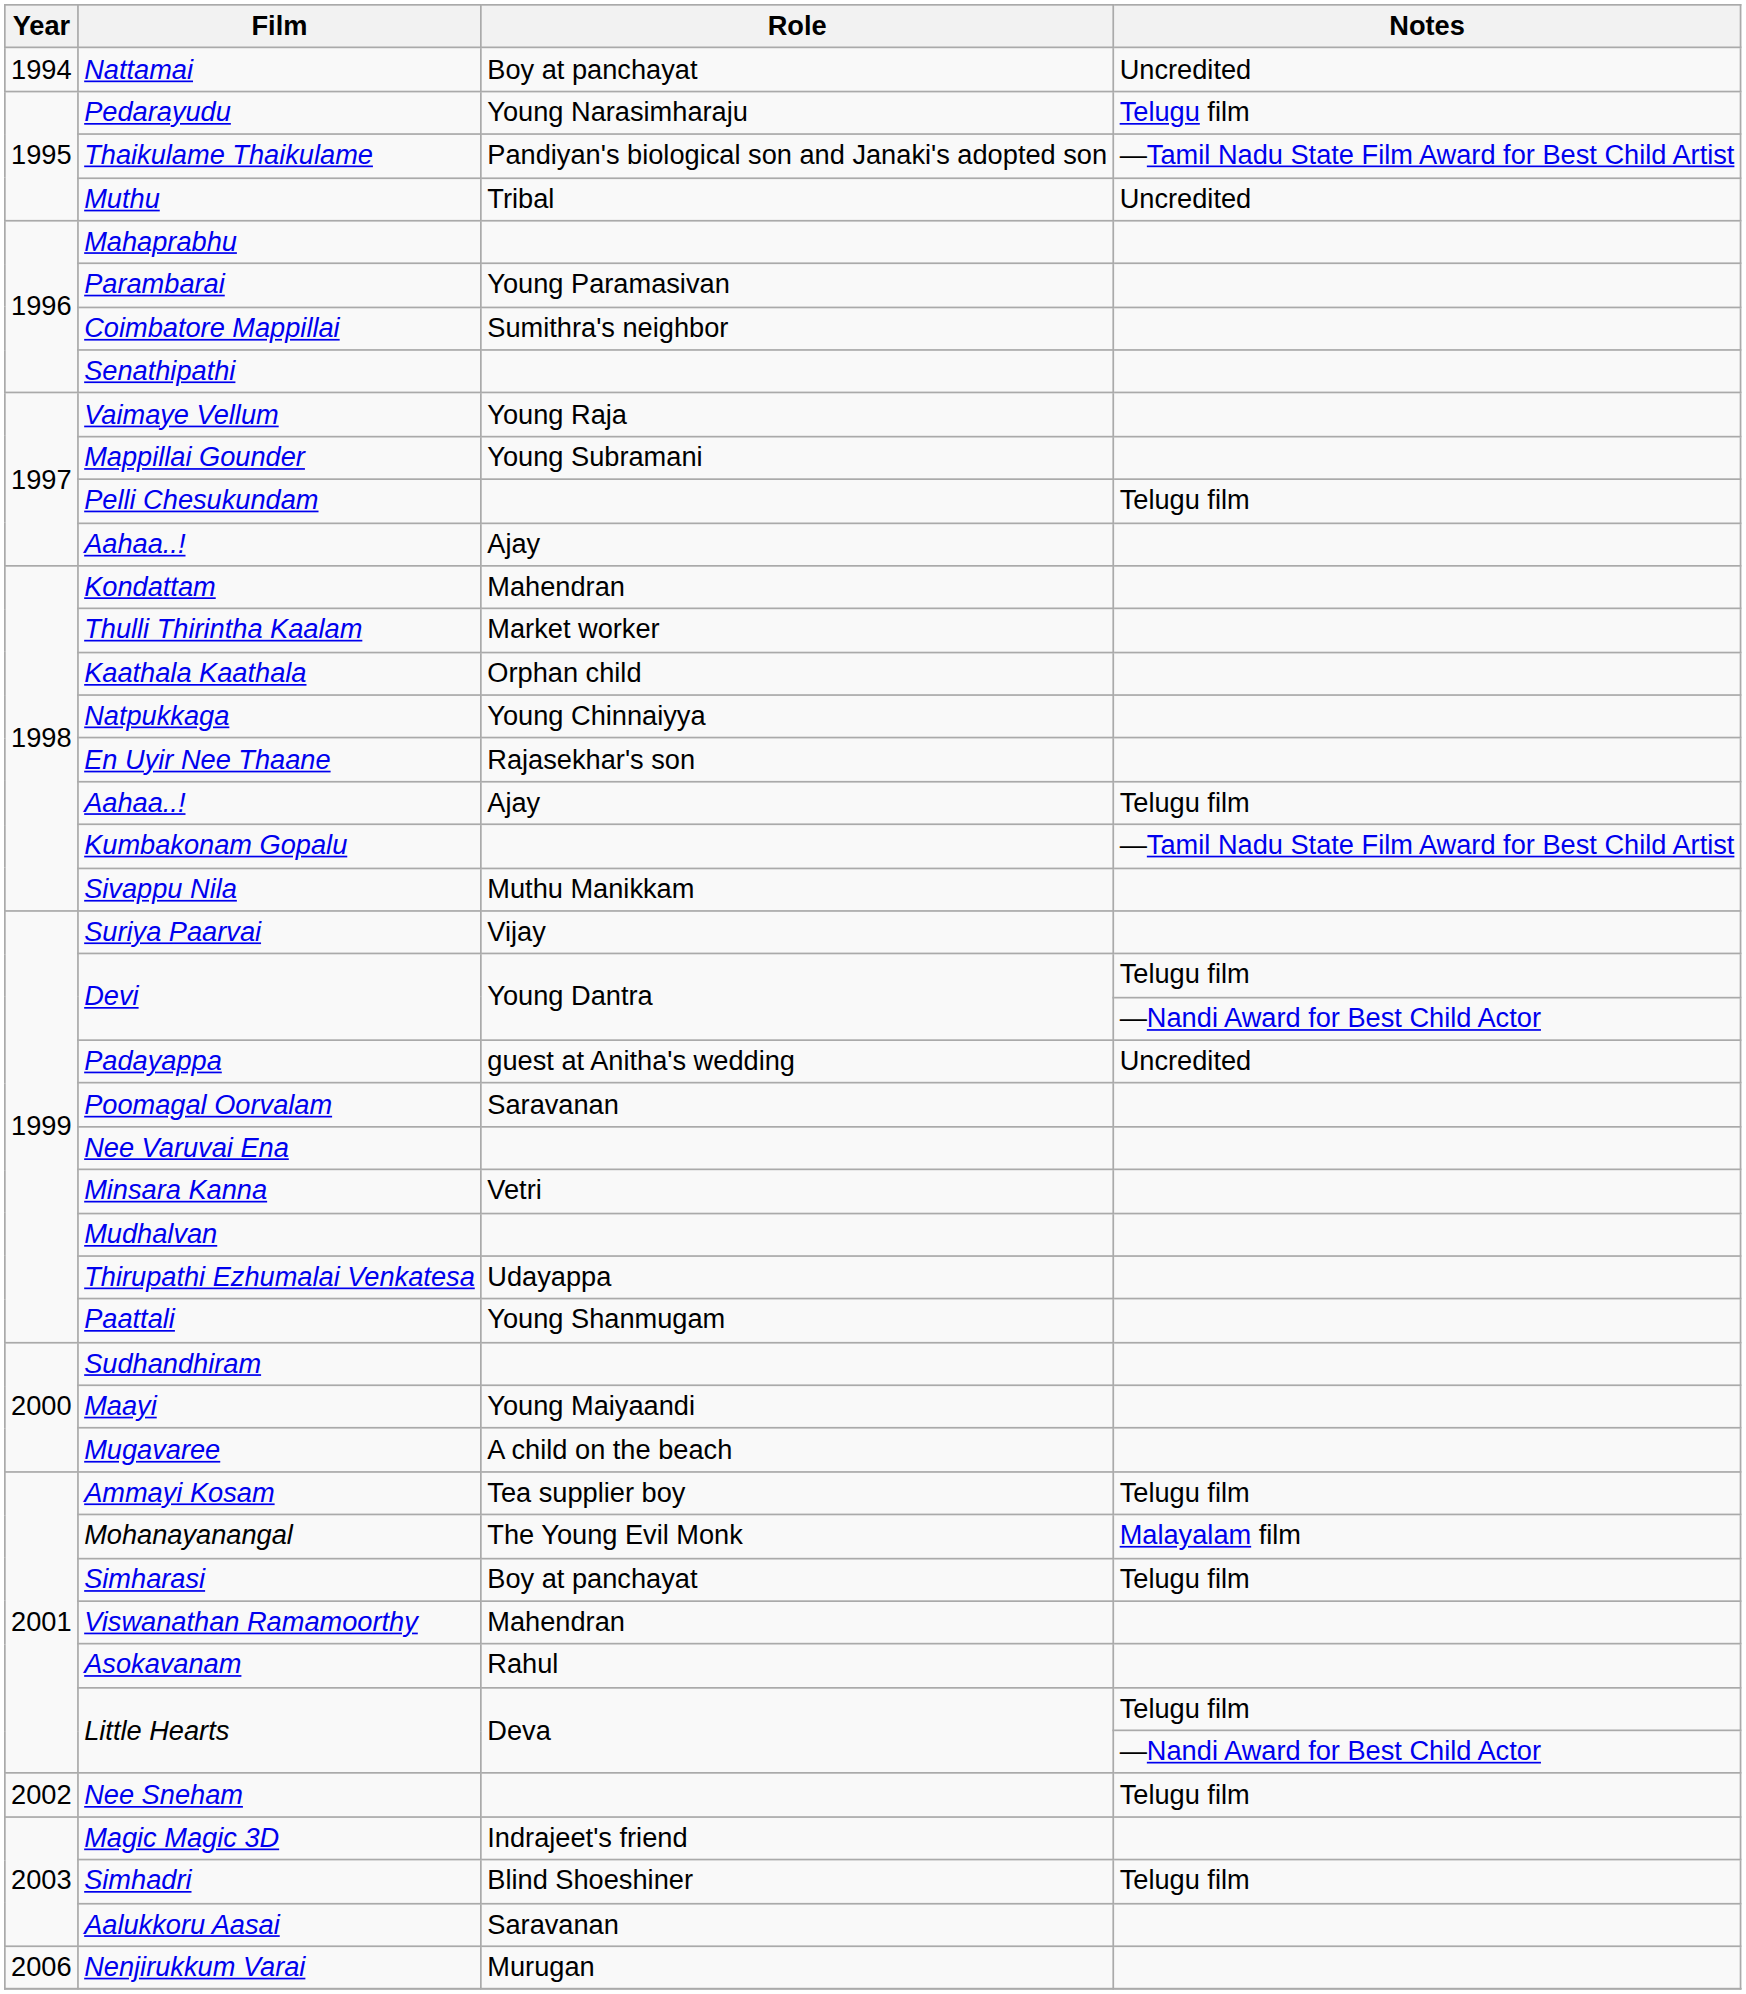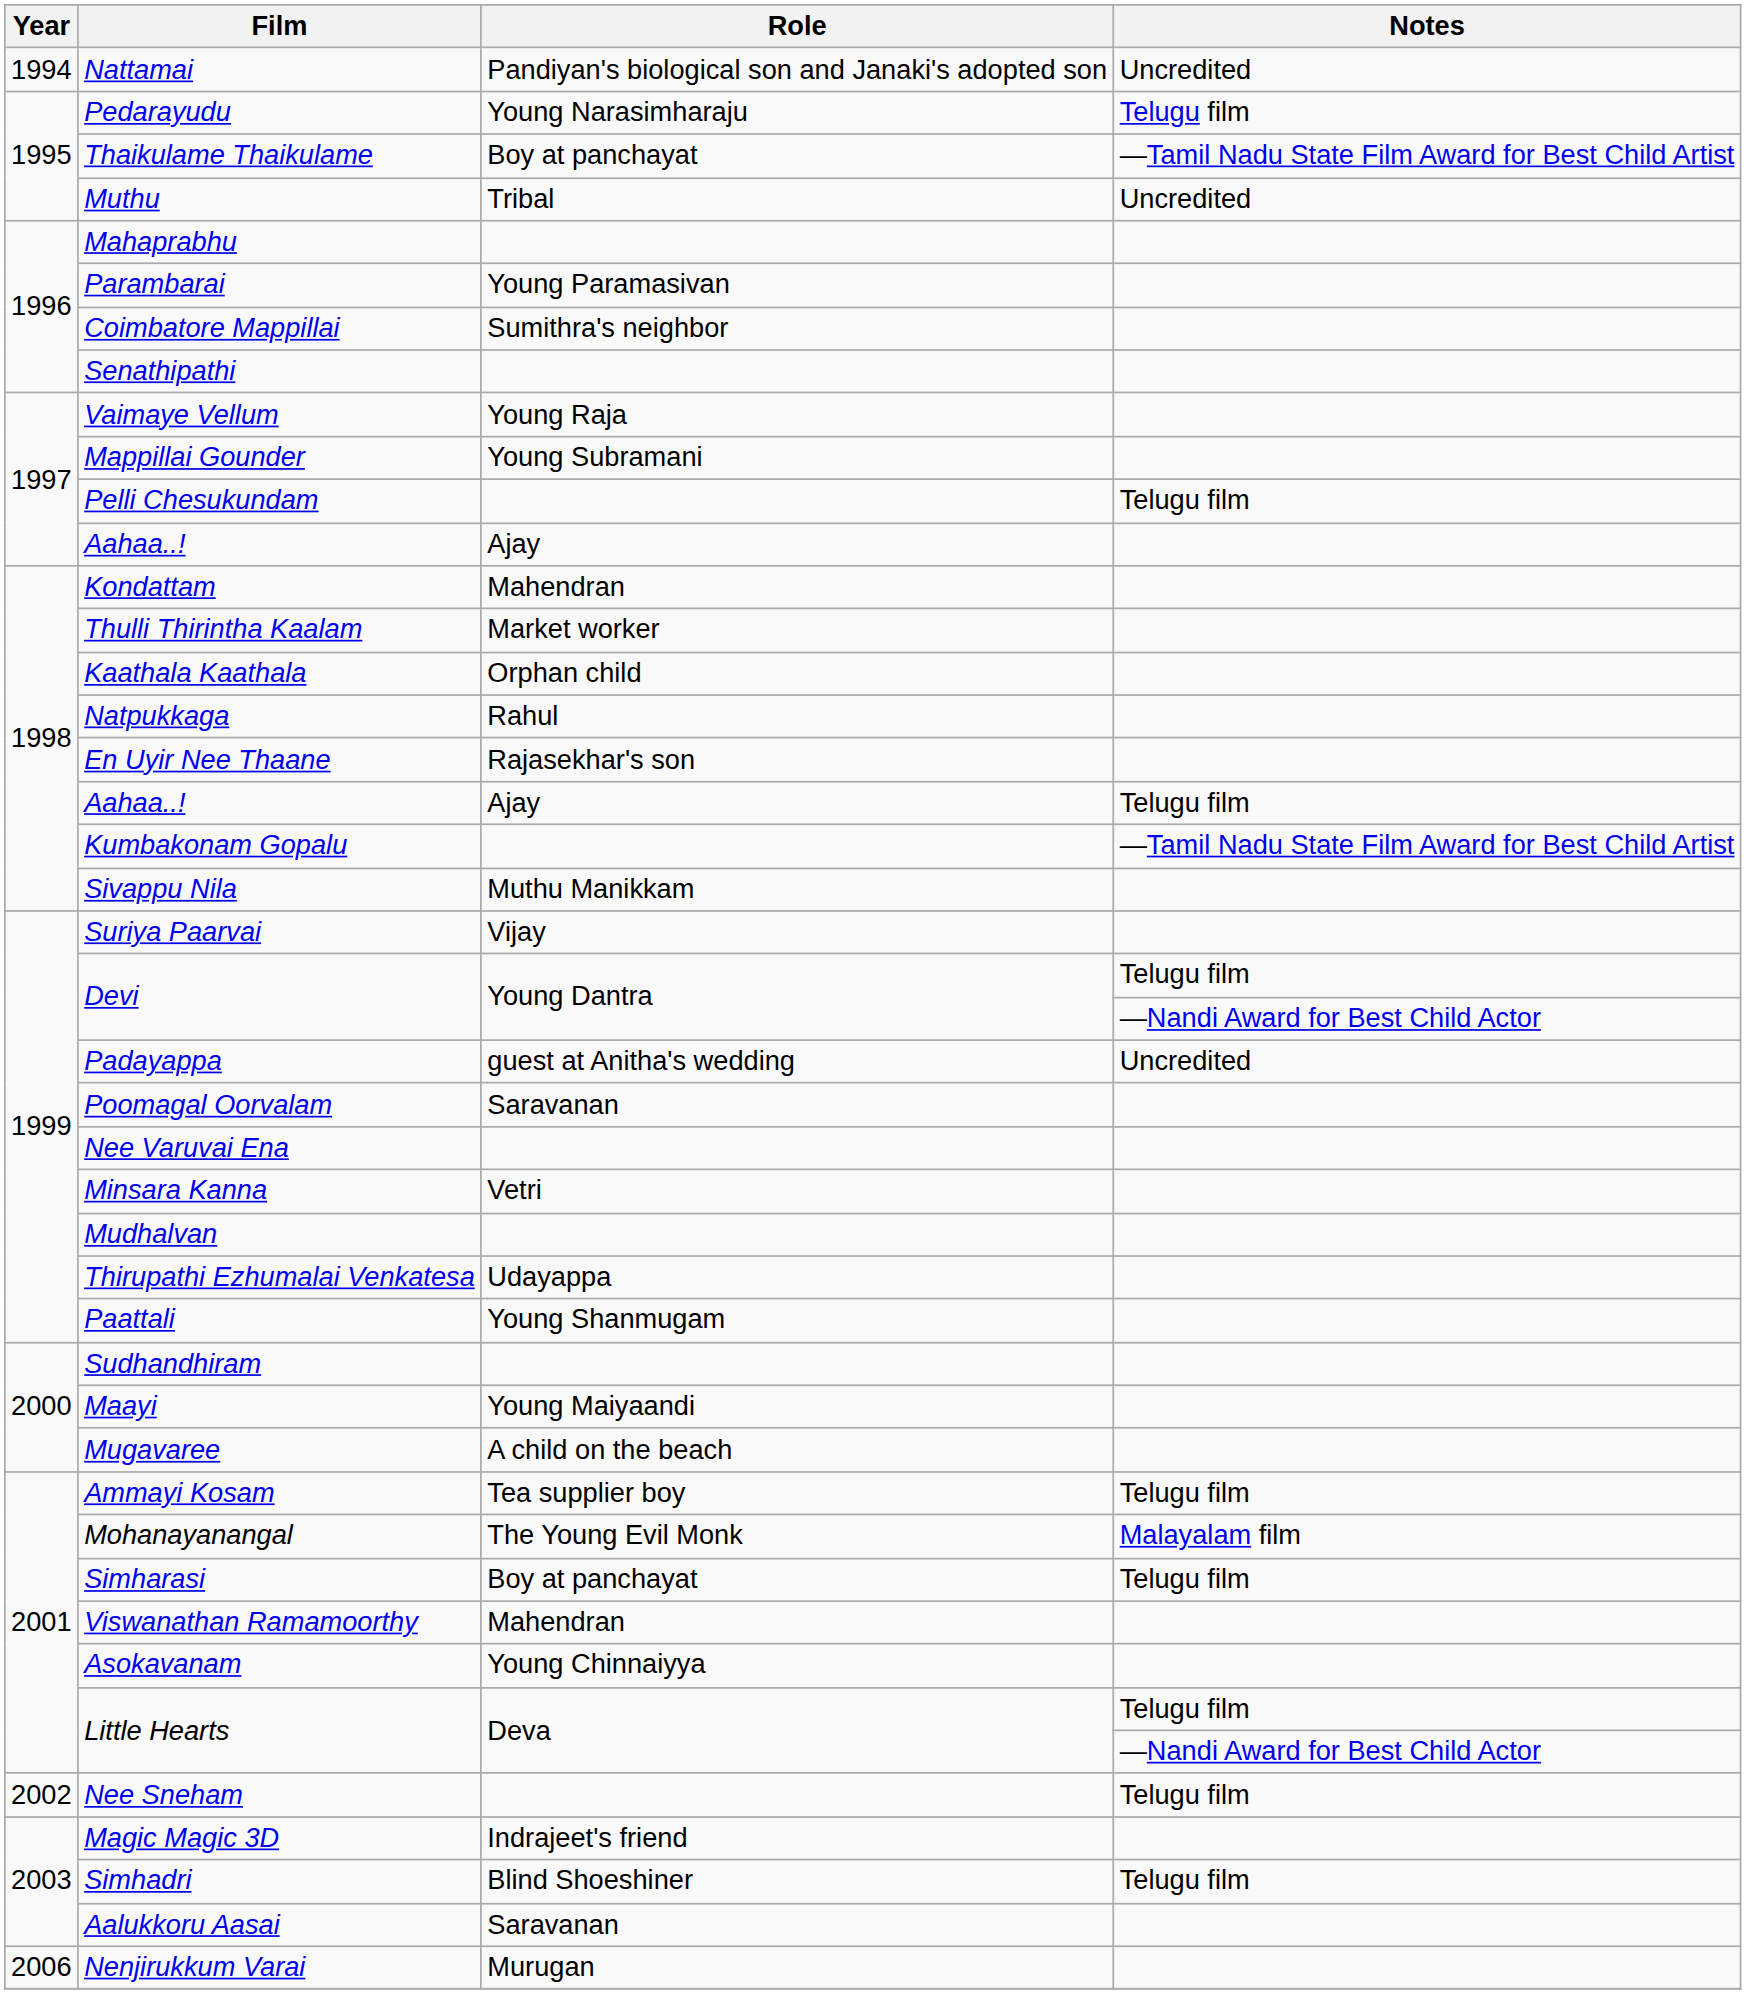(592, 69) Boy at panchayat -> (797, 69) Pandiyan's biological son and Janaki's adopted son
(797, 155) Pandiyan's biological son and Janaki's adopted son -> (592, 155) Boy at panchayat
(596, 716) Young Chinnaiyya -> (523, 716) Rahul
(523, 1665) Rahul -> (596, 1665) Young Chinnaiyya
